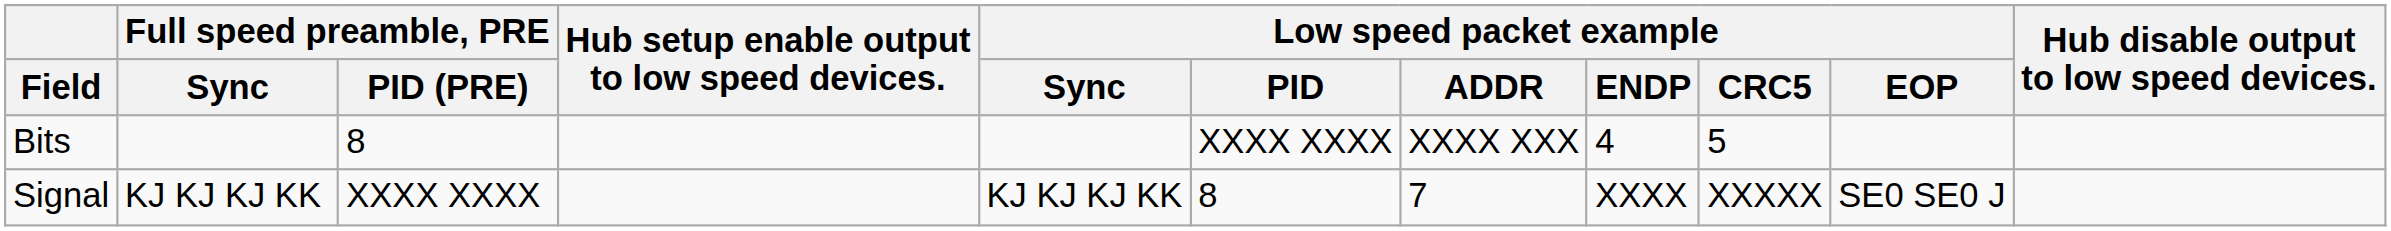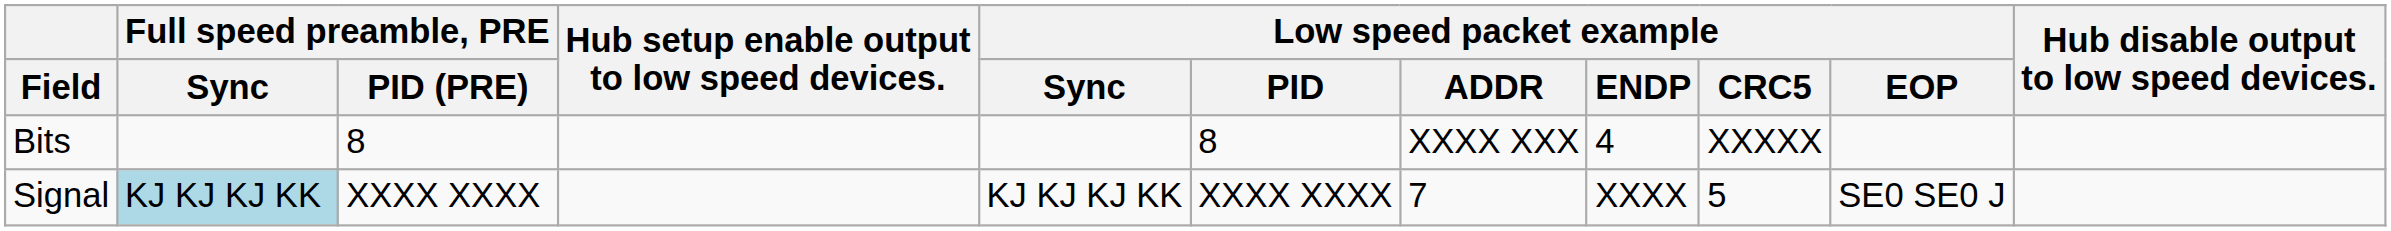(1295, 141) XXXX XXXX -> (1208, 141) 8
(1717, 141) 5 -> (1765, 141) XXXXX
(223, 196) no background -> (223, 196) lightblue background
(1208, 196) 8 -> (1295, 196) XXXX XXXX
(1765, 196) XXXXX -> (1717, 196) 5
